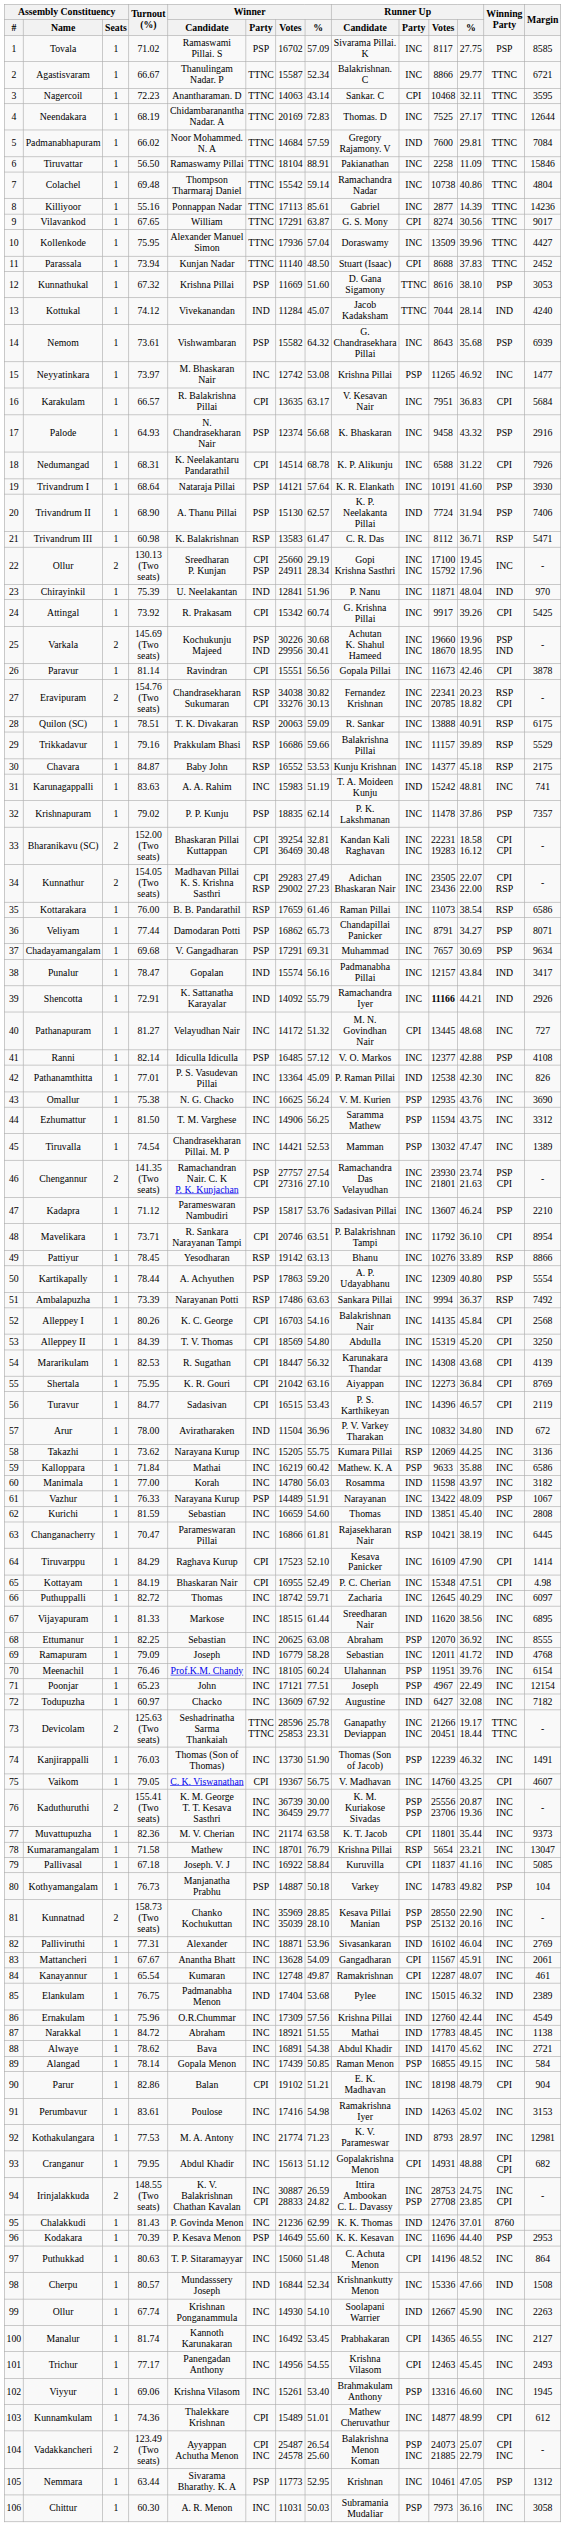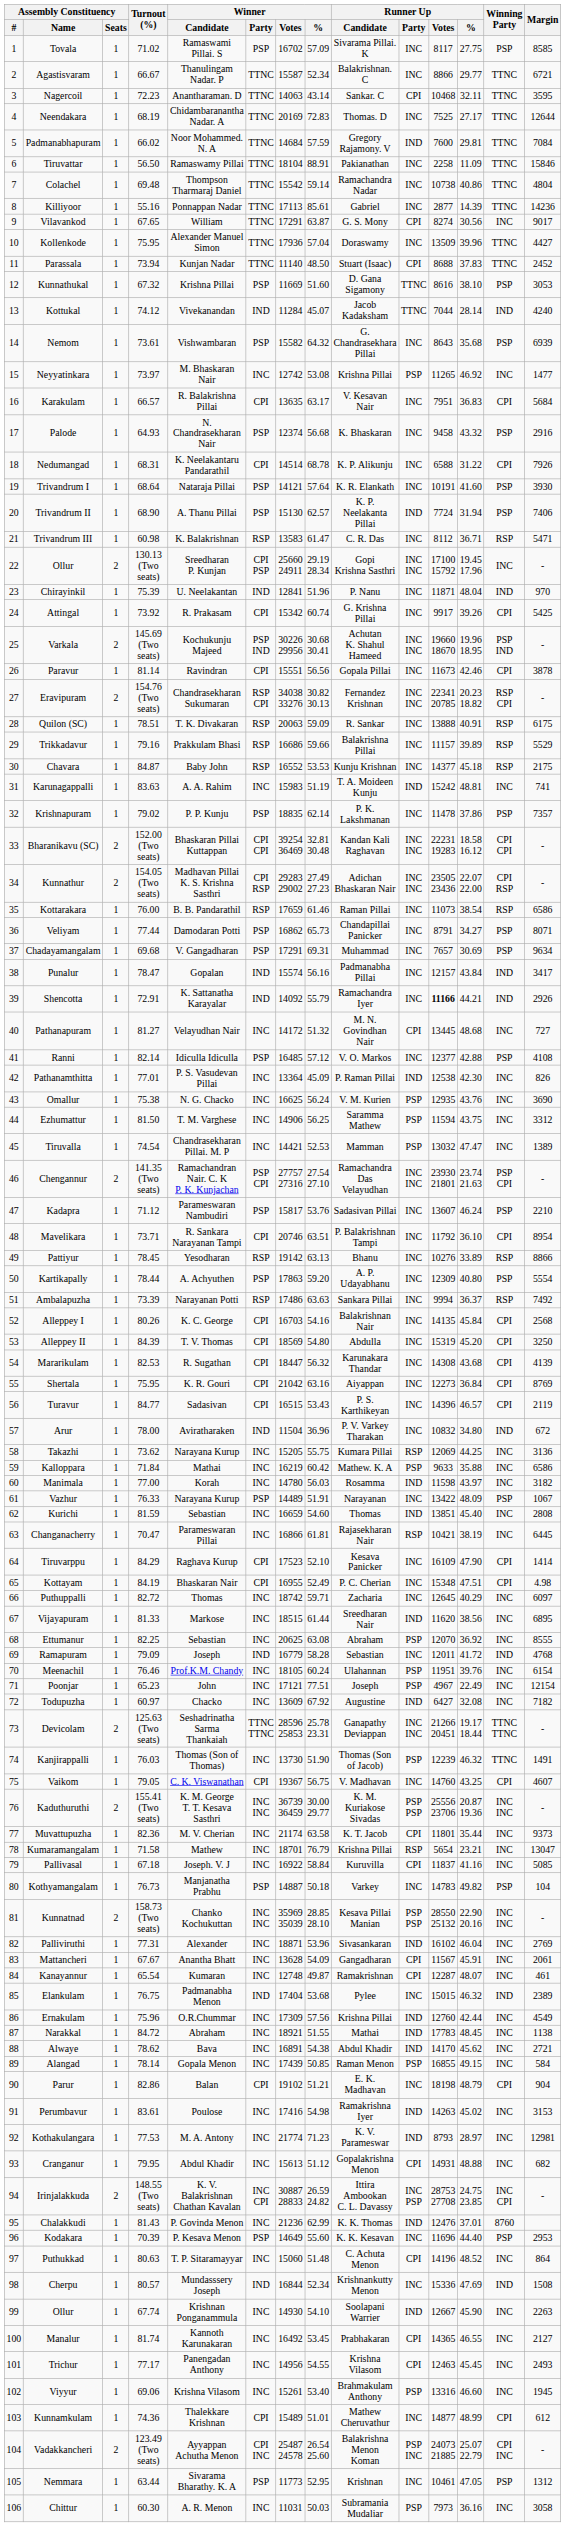(504, 221) TTNC -> (504, 221) INC
(504, 1760) INC -> (504, 1760) TTNC
(504, 2164) CPI CPI -> (504, 2164) INC
(471, 2285) 47.66 -> (471, 2285) 47.69
